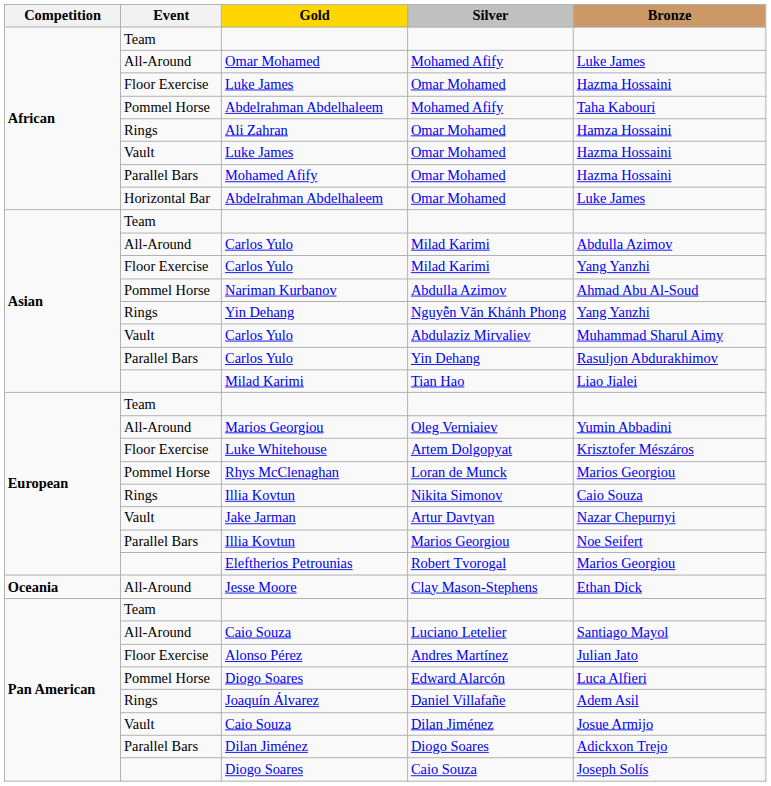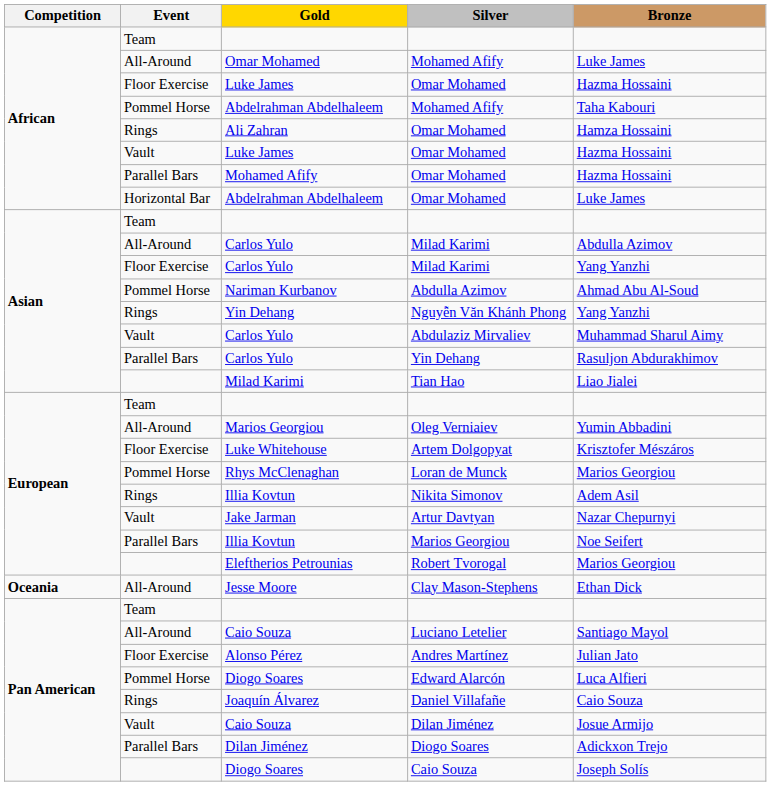(610, 495) Caio Souza -> (608, 495) Adem Asil
(608, 701) Adem Asil -> (610, 701) Caio Souza
